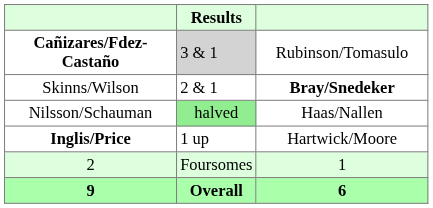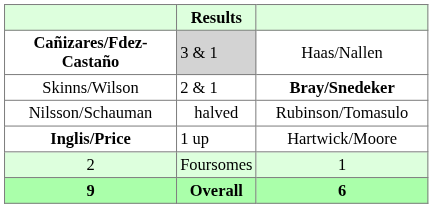(342, 52) Rubinson/Tomasulo -> (342, 52) Haas/Nallen
(216, 113) lightgreen background -> (216, 113) no background
(342, 113) Haas/Nallen -> (342, 113) Rubinson/Tomasulo
